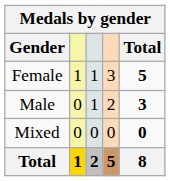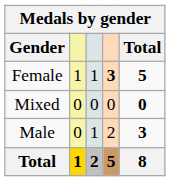(111, 76) normal -> (111, 76) bold
rows swapped: (37, 104) <-> (37, 132)
